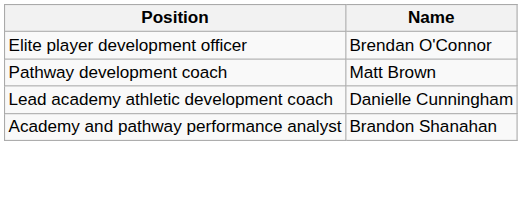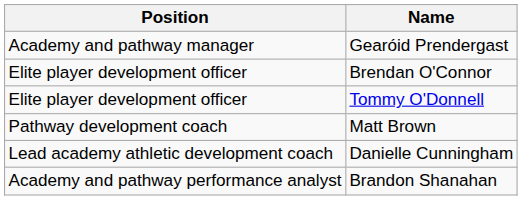+ row: (429, 45)
+ row: (417, 99)
